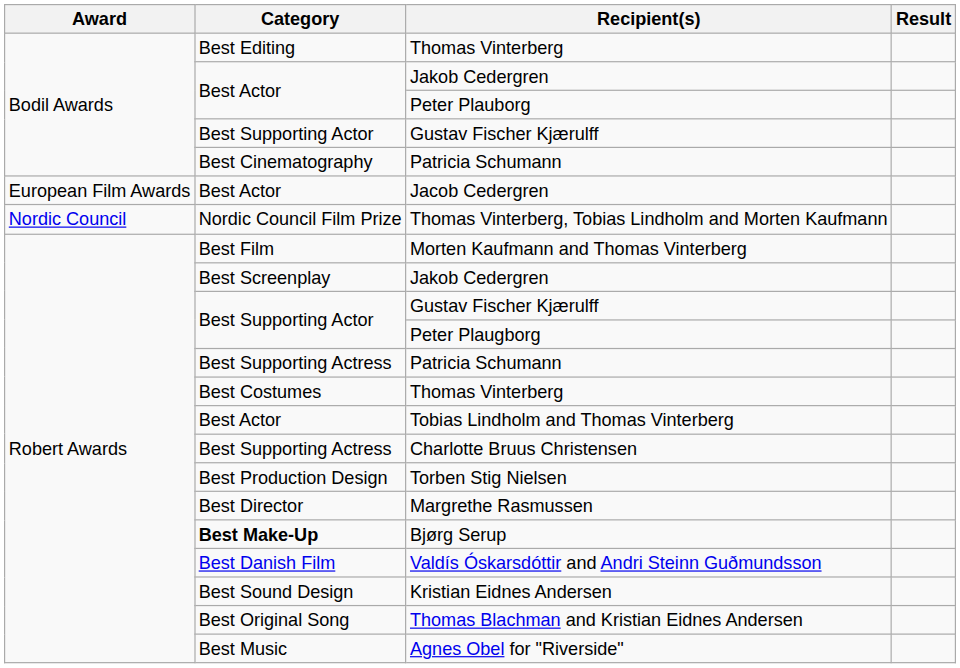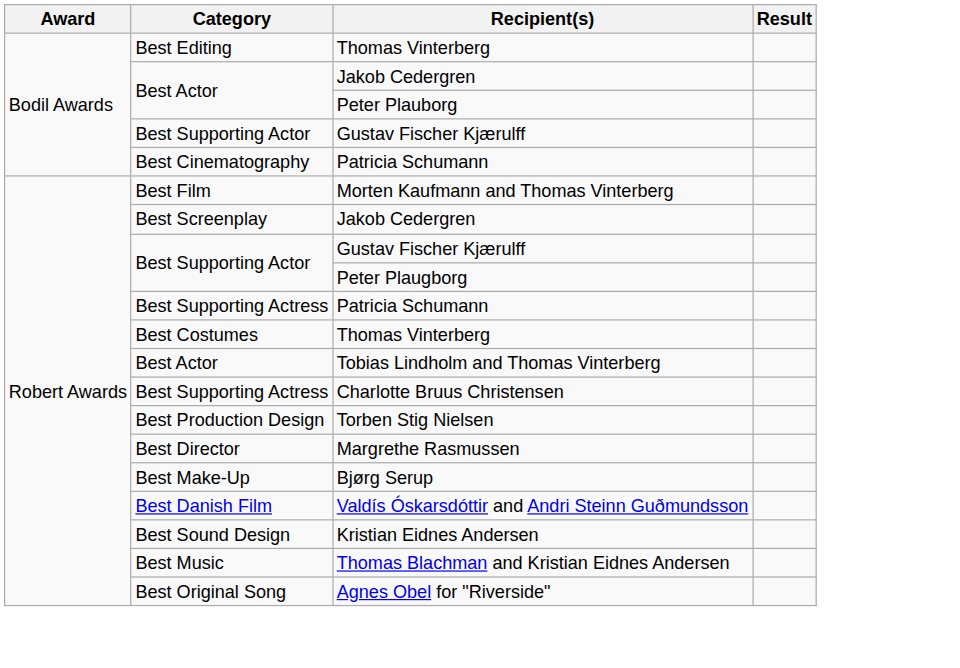- row: (100, 191)
- row: (68, 220)
(258, 535) bold -> (193, 477) normal
(274, 620) Best Original Song -> (180, 563) Best Music
(243, 649) Best Music -> (211, 592) Best Original Song
